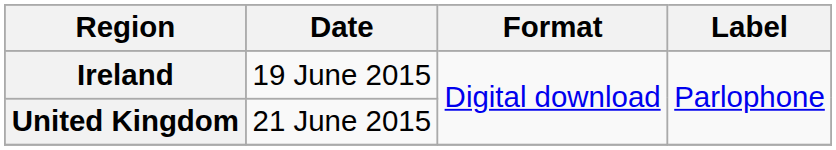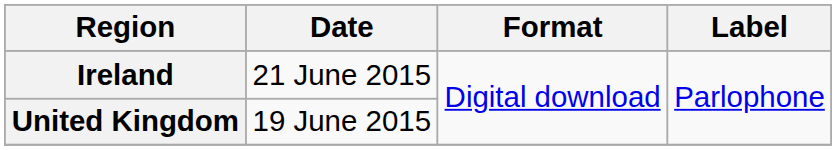(342, 74) 19 June 2015 -> (342, 74) 21 June 2015
(342, 121) 21 June 2015 -> (342, 121) 19 June 2015
